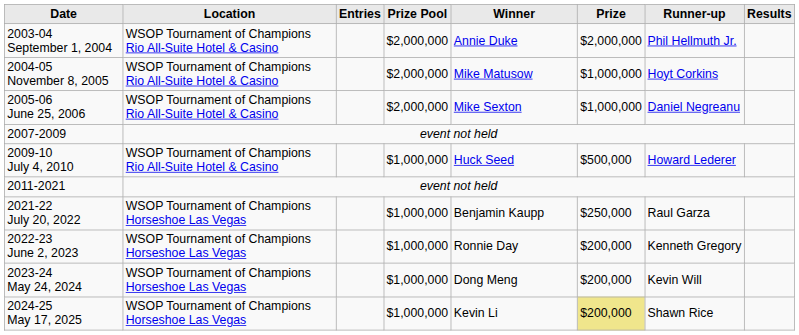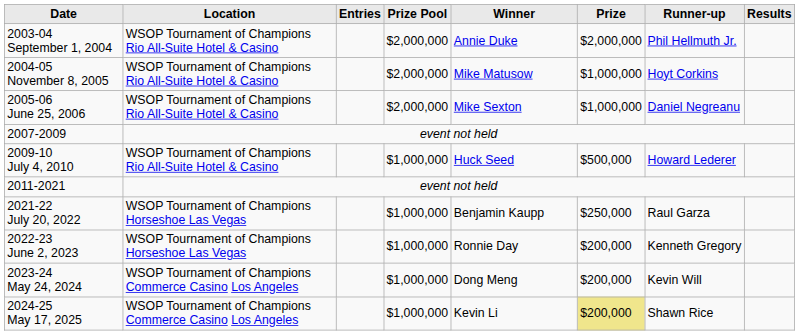(218, 280) WSOP Tournament of Champions Horseshoe Las Vegas -> (218, 280) WSOP Tournament of Champions Commerce Casino Los Angeles
(218, 313) WSOP Tournament of Champions Horseshoe Las Vegas -> (218, 313) WSOP Tournament of Champions Commerce Casino Los Angeles
